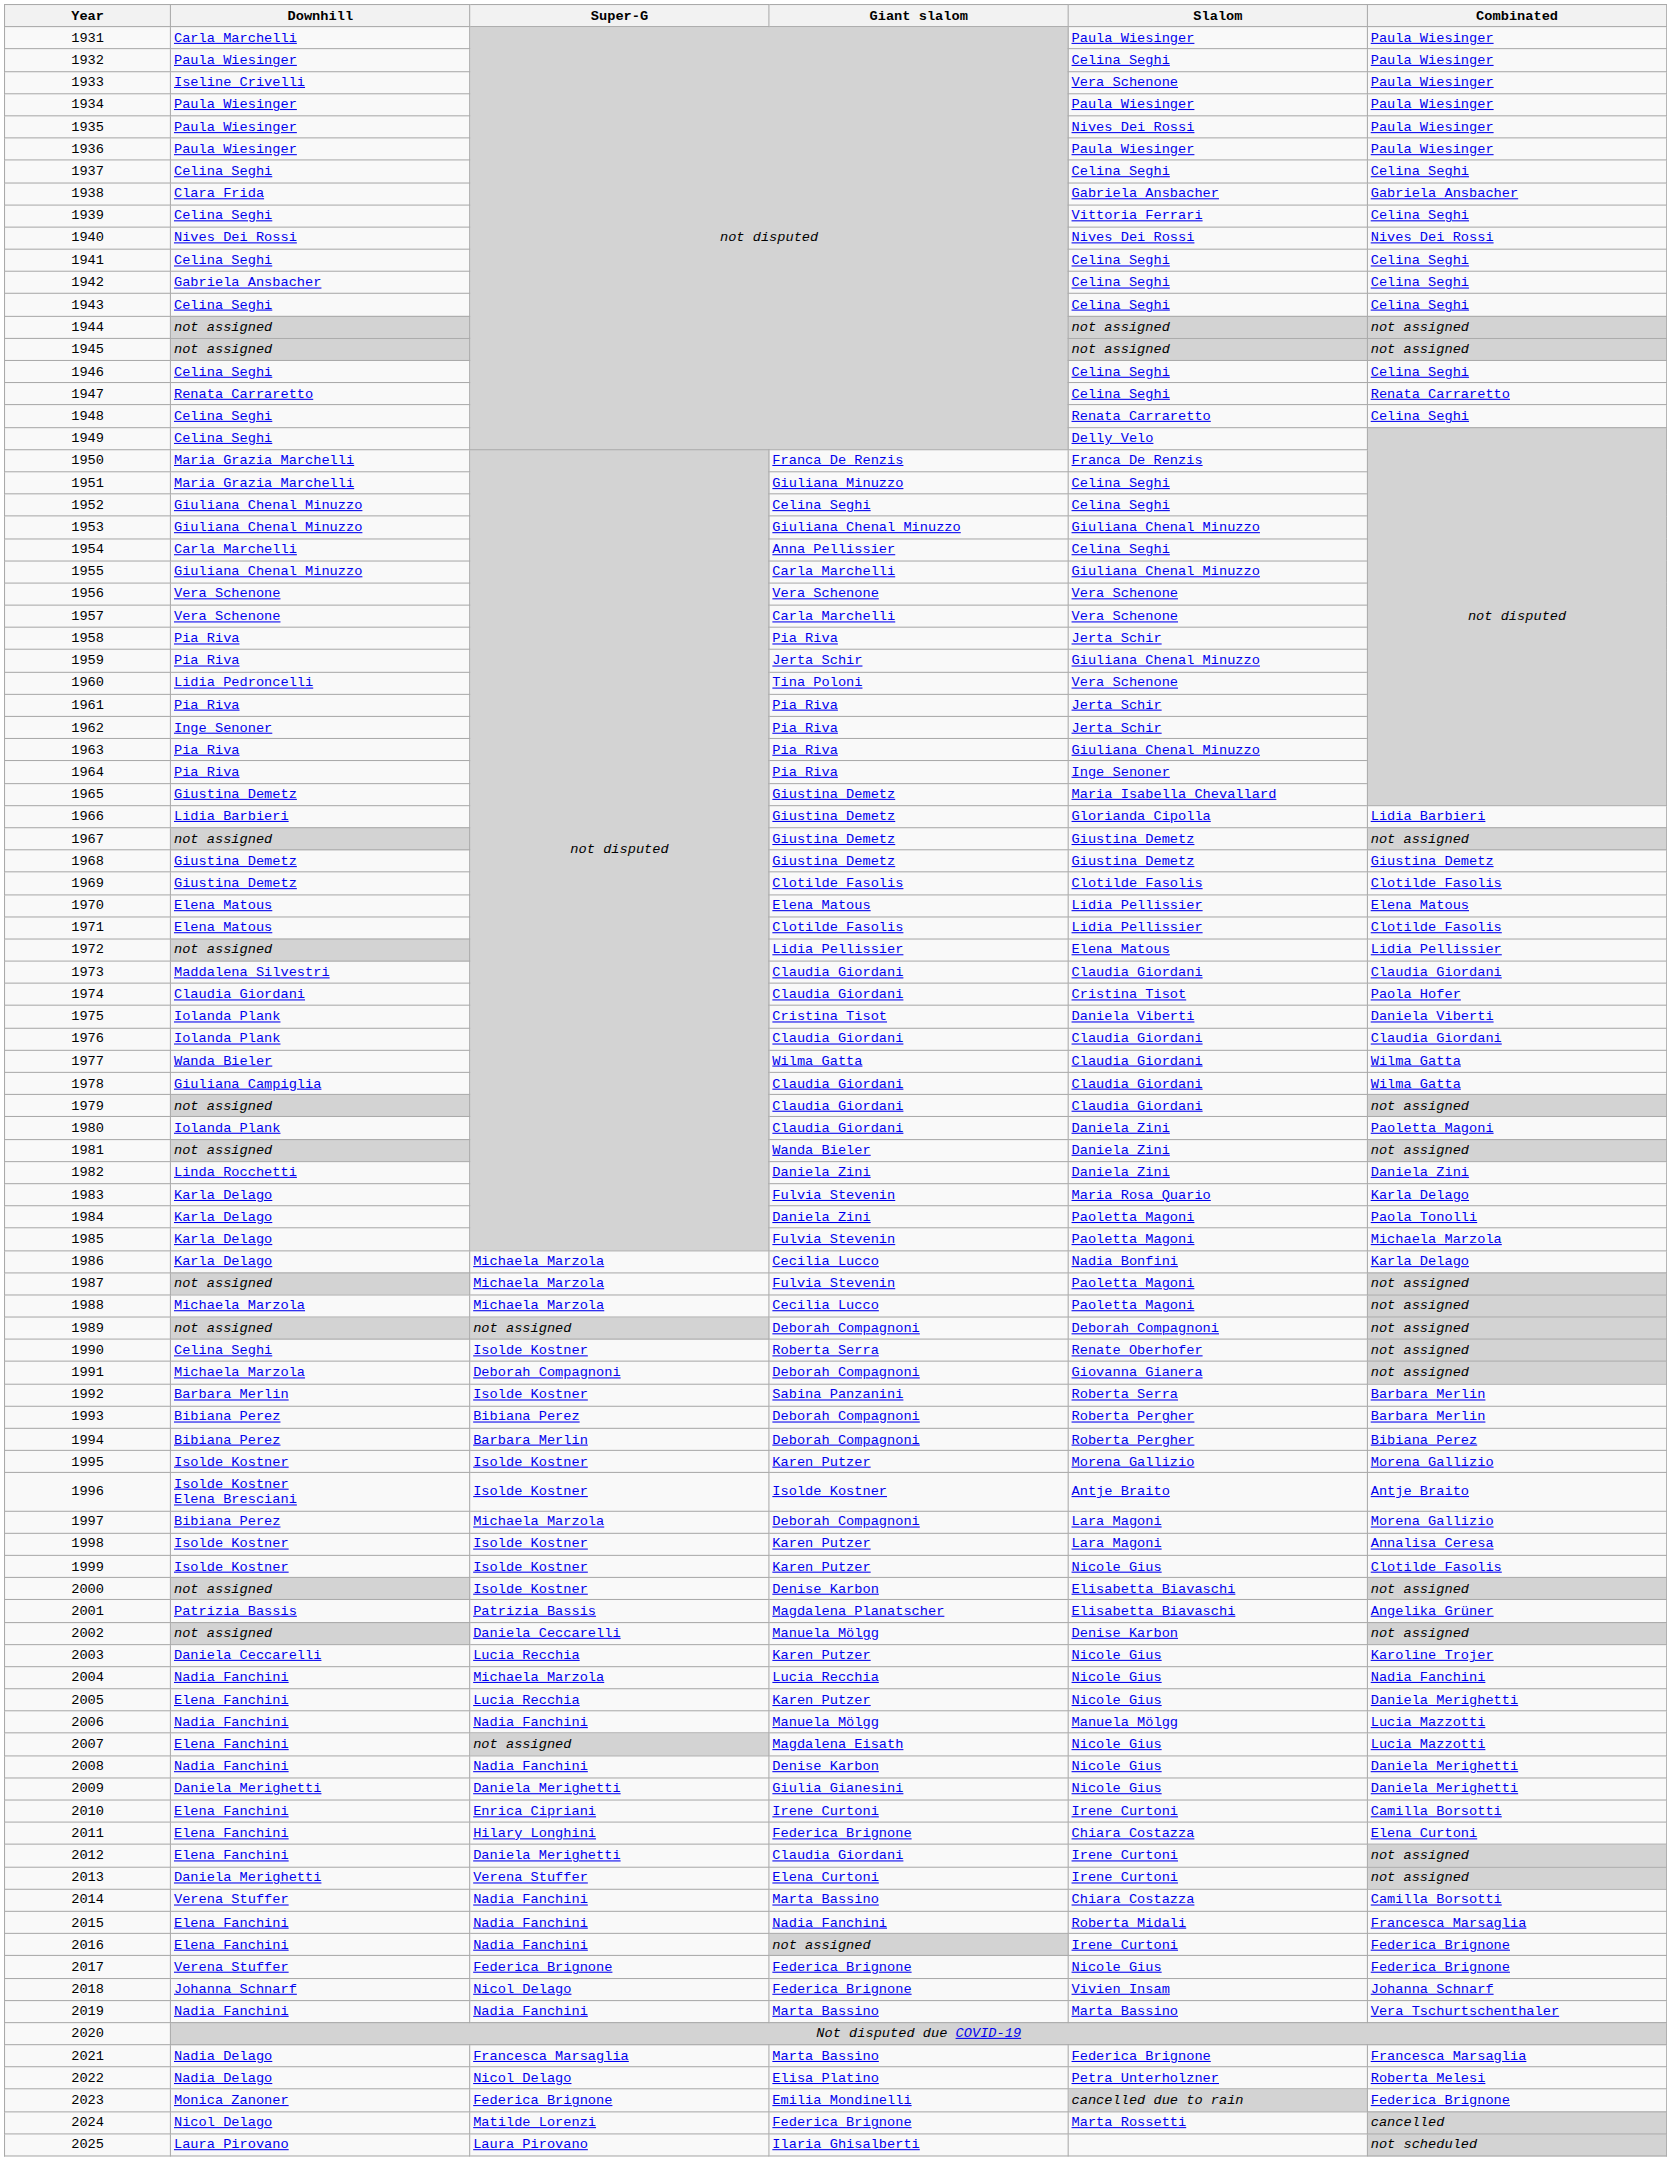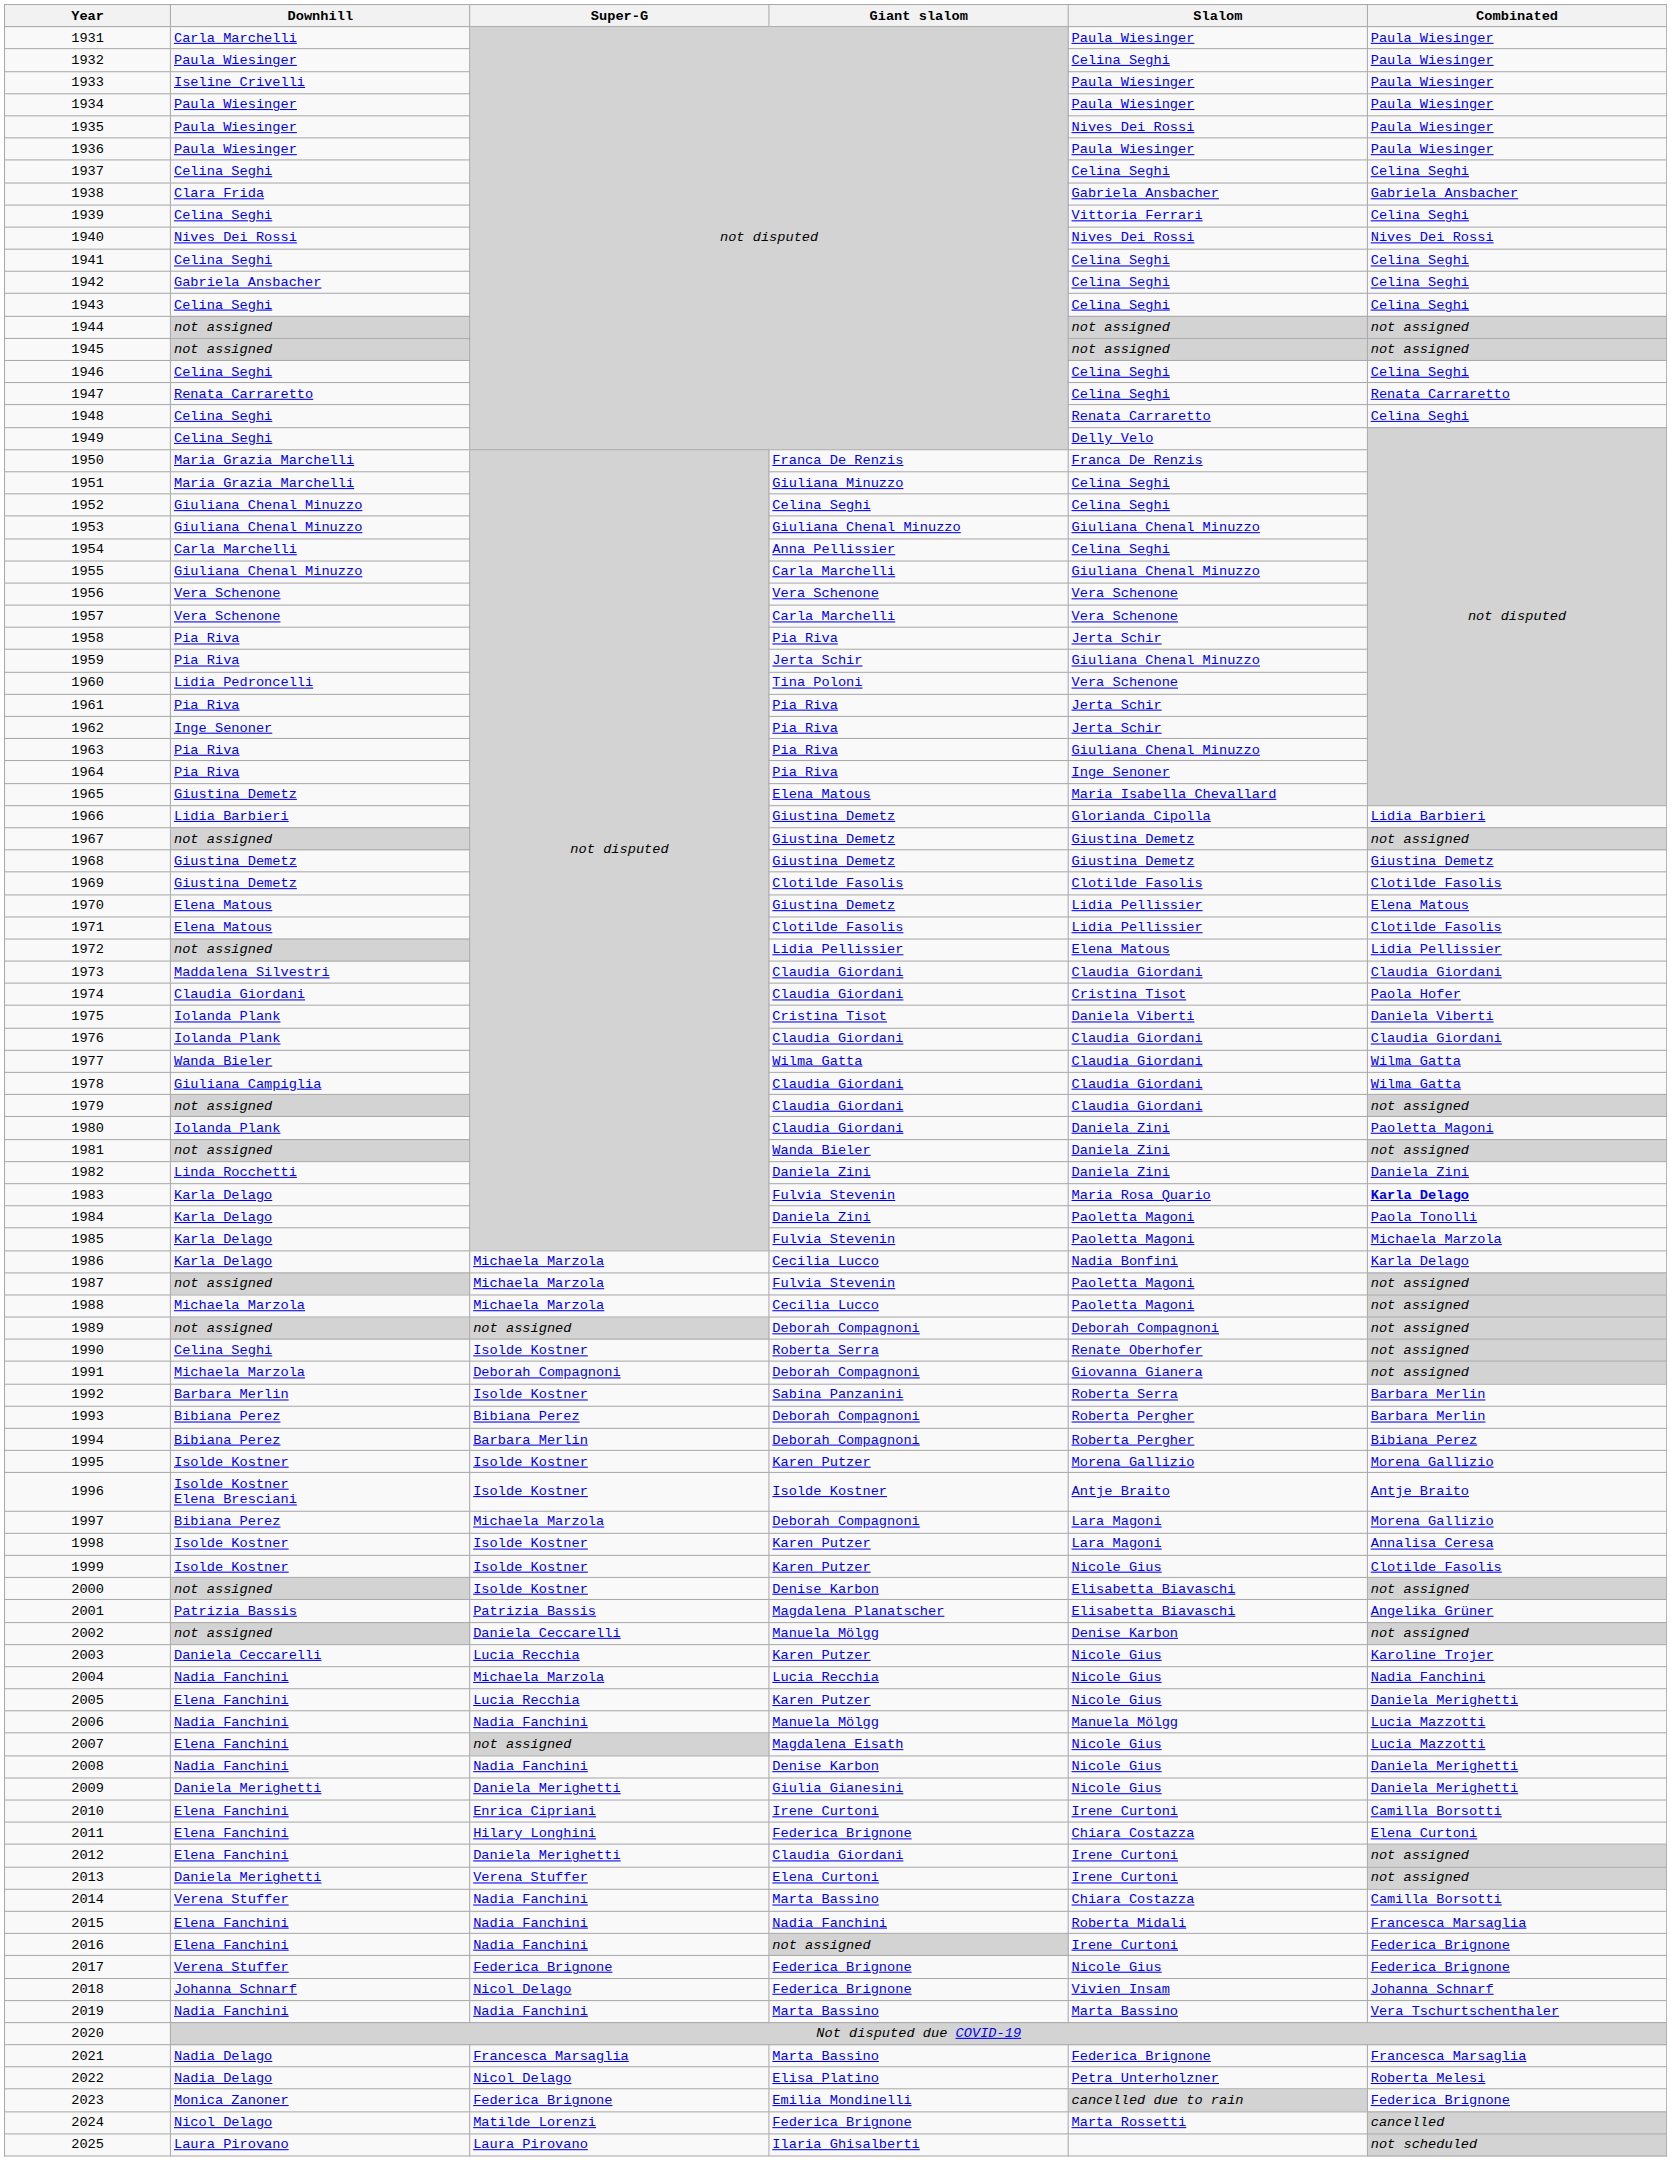(1125, 82) Vera Schenone -> (1133, 82) Paula Wiesinger
(834, 794) Giustina Demetz -> (822, 794) Elena Matous
(822, 906) Elena Matous -> (834, 906) Giustina Demetz
(1420, 1195) normal -> (1420, 1195) bold
